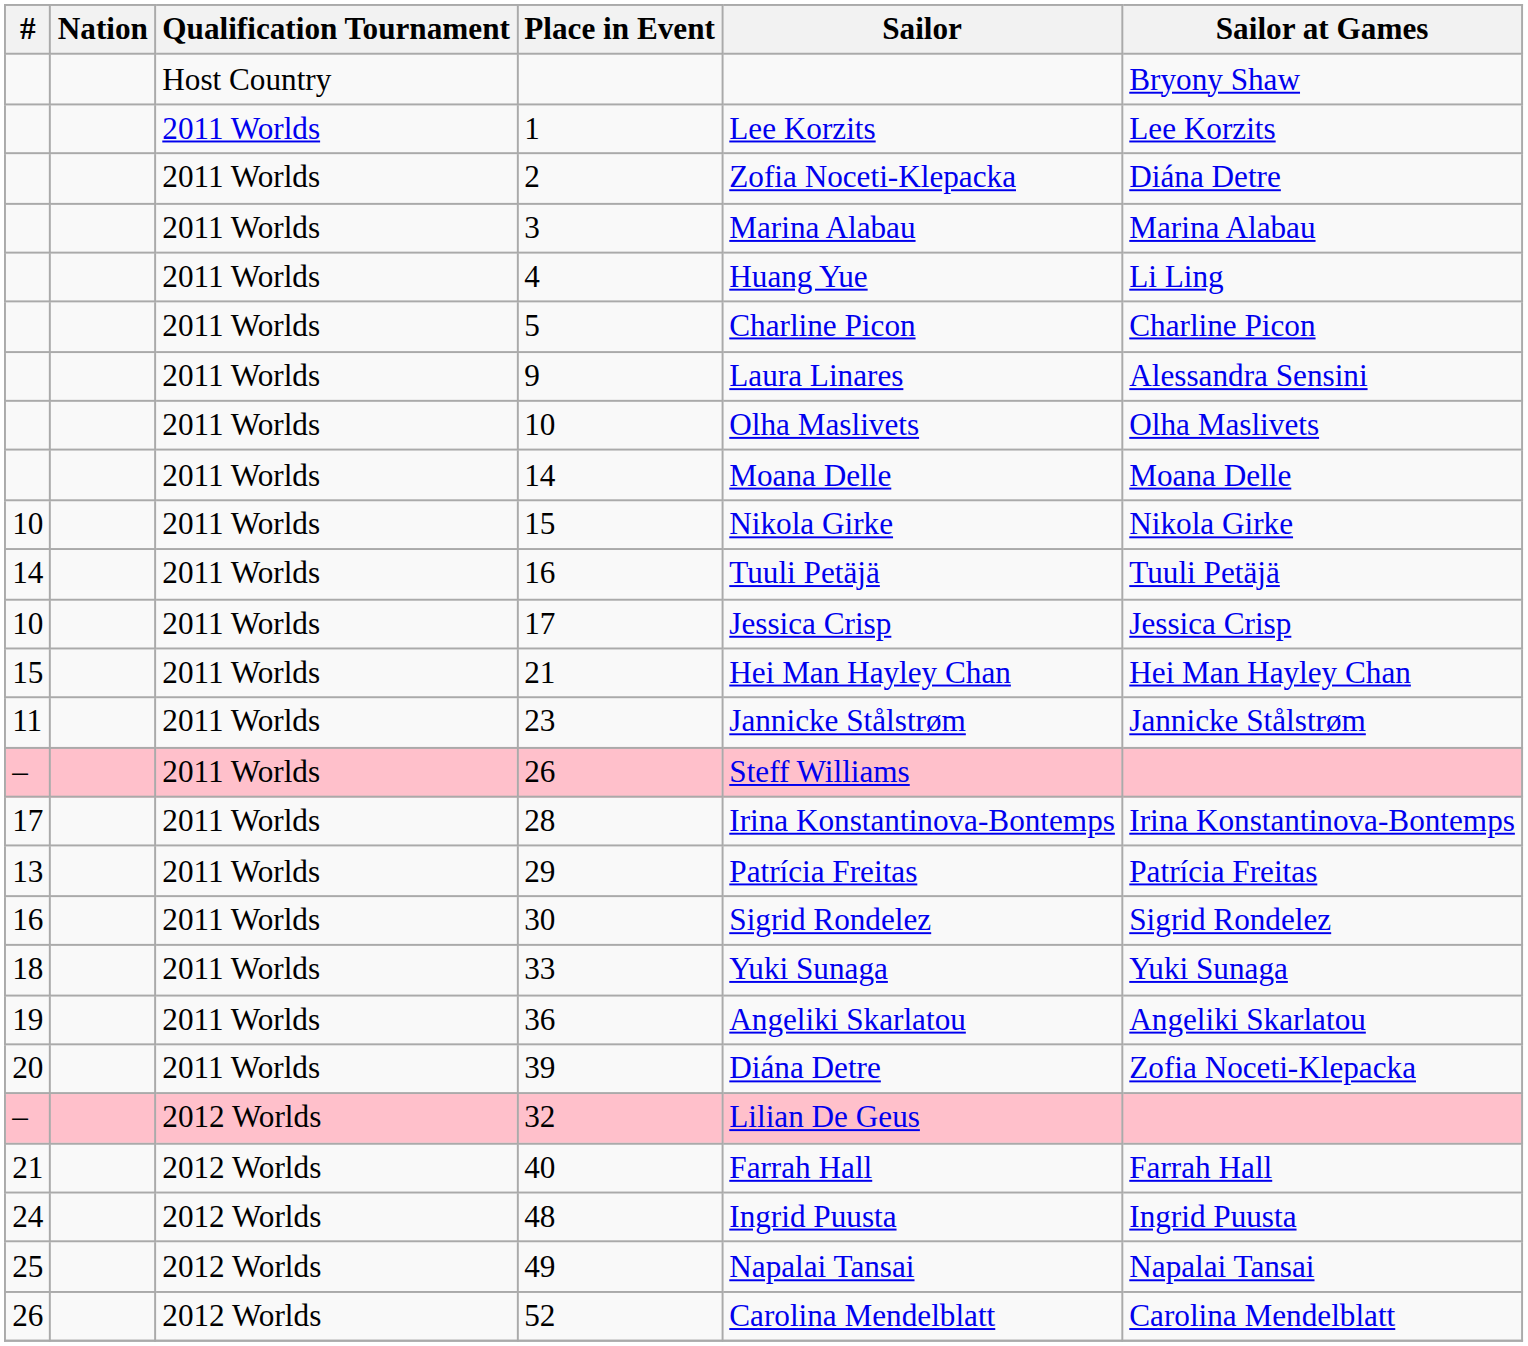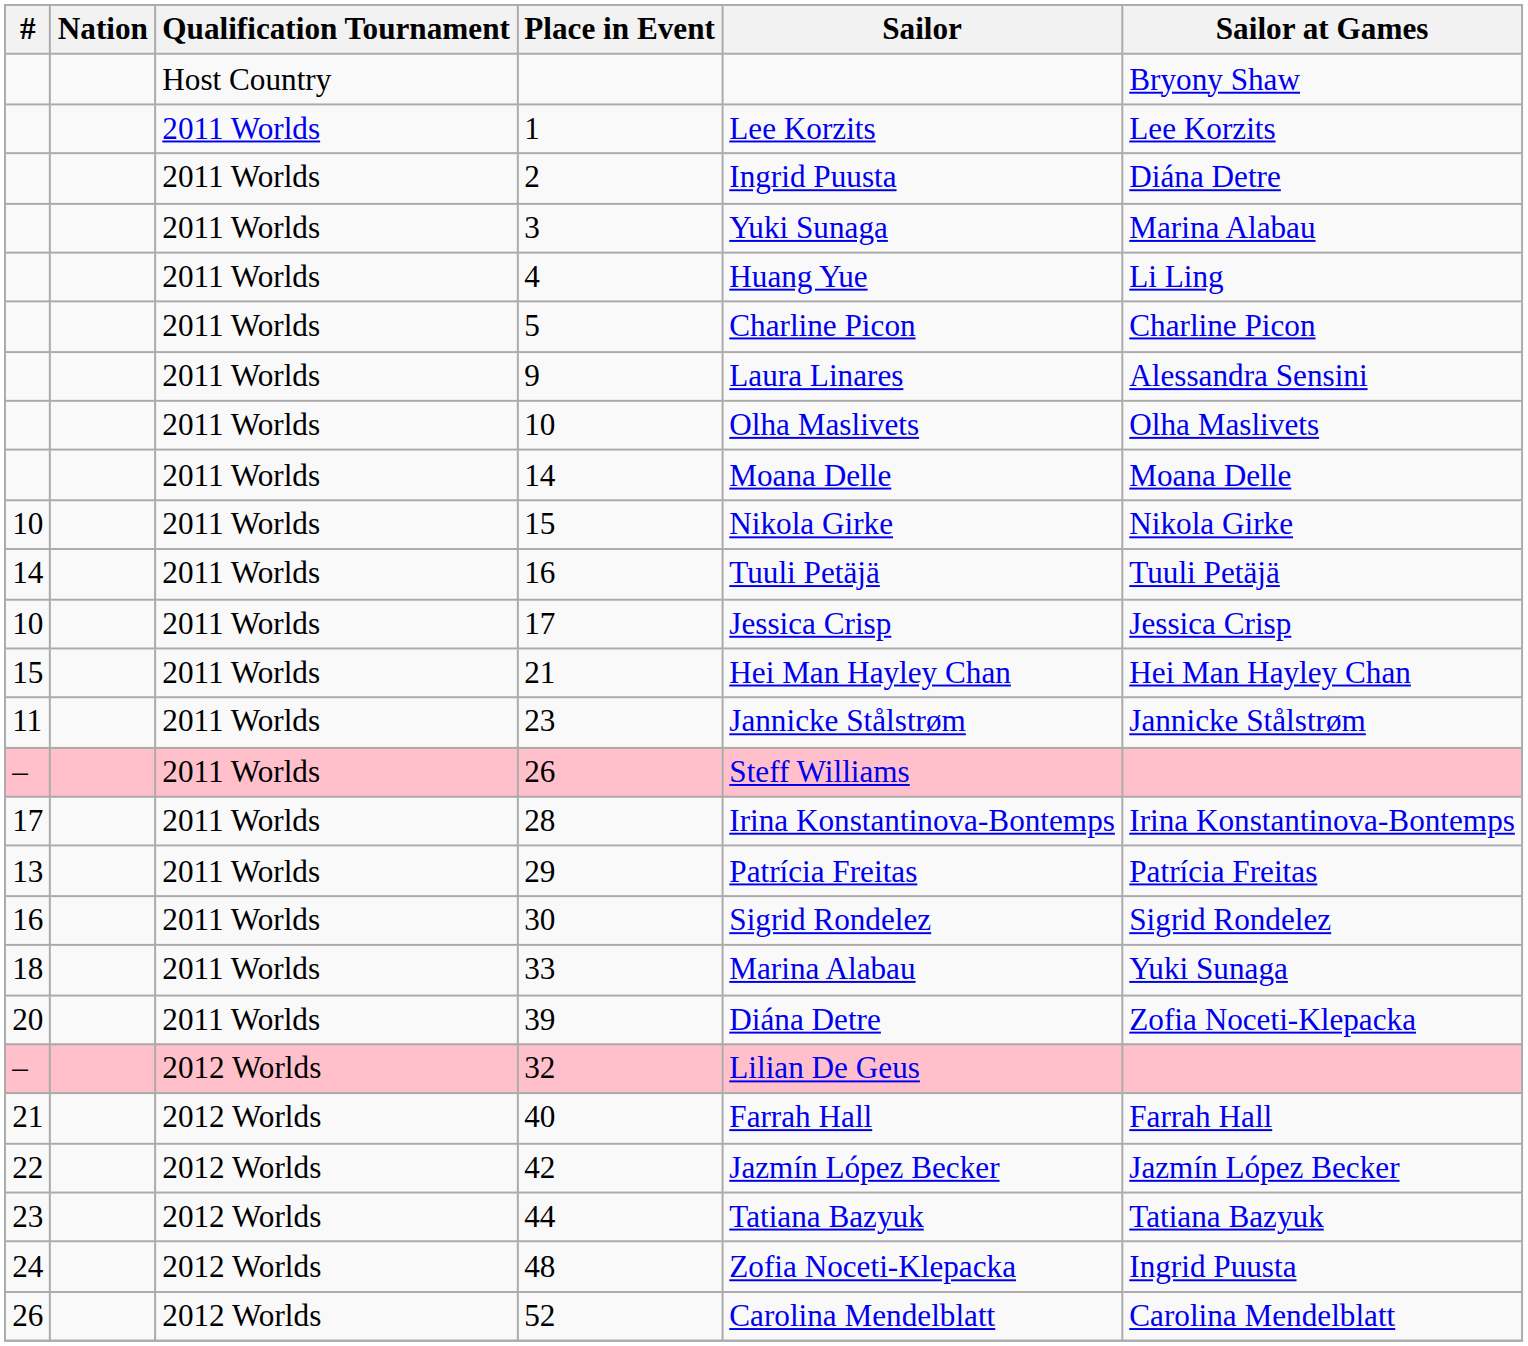(873, 177) Zofia Noceti-Klepacka -> (813, 177) Ingrid Puusta
(822, 227) Marina Alabau -> (809, 227) Yuki Sunaga
(809, 969) Yuki Sunaga -> (822, 969) Marina Alabau
- row: (28, 1018)
+ row: (28, 1167)
+ row: (28, 1216)
(813, 1216) Ingrid Puusta -> (873, 1266) Zofia Noceti-Klepacka
- row: (28, 1266)
